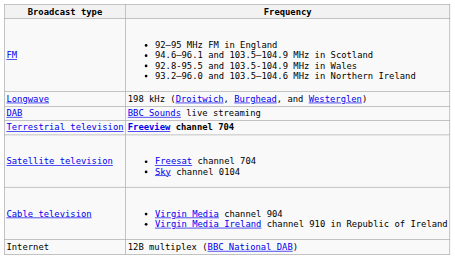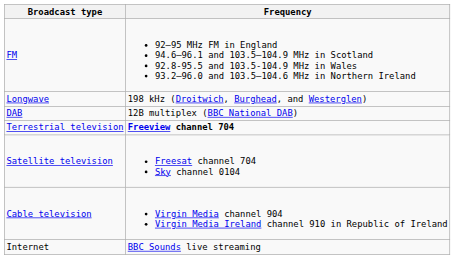(194, 113) BBC Sounds live streaming -> (213, 113) 12B multiplex (BBC National DAB)
(213, 247) 12B multiplex (BBC National DAB) -> (194, 247) BBC Sounds live streaming
